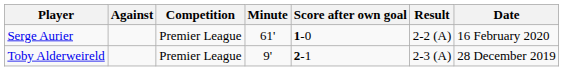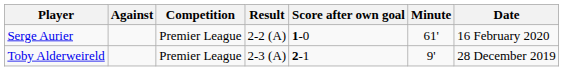columns swapped: (268, 14) <-> (432, 14)
